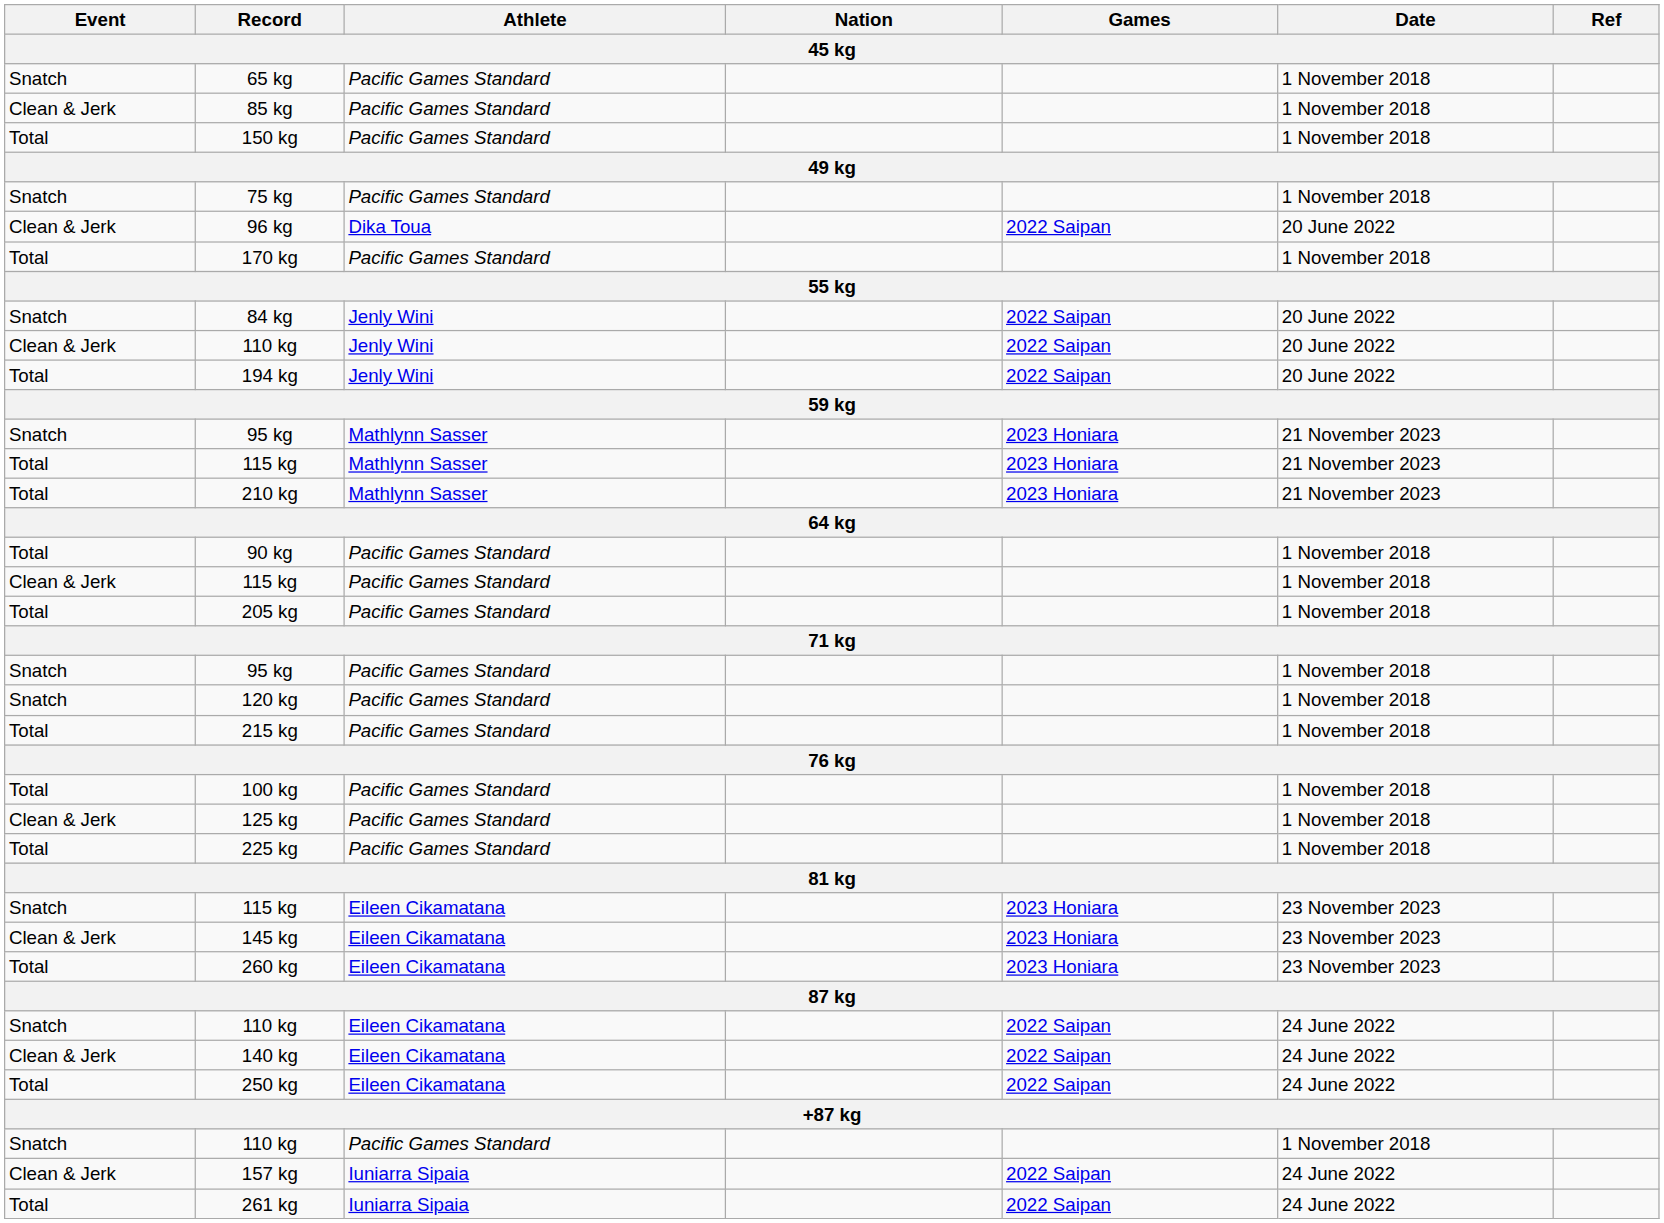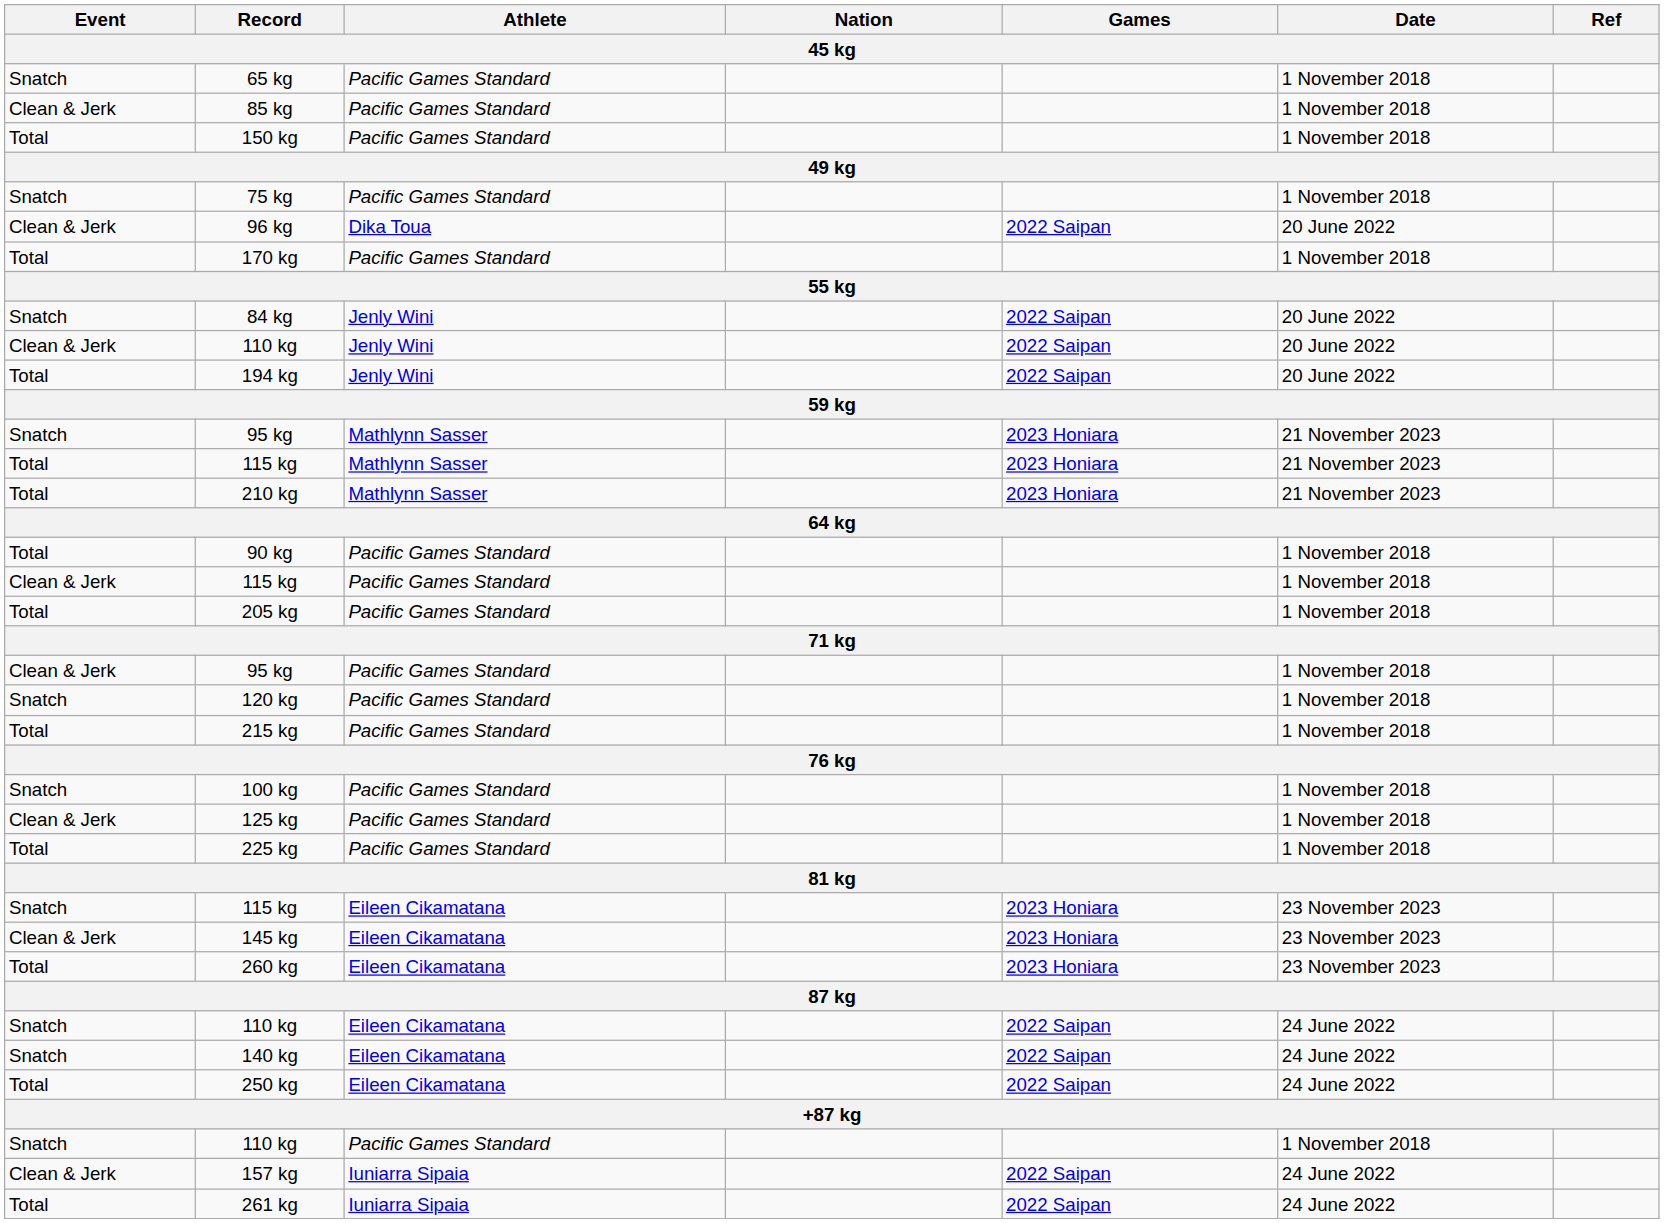(38, 671) Snatch -> (62, 671) Clean & Jerk
(29, 789) Total -> (38, 789) Snatch
(62, 1055) Clean & Jerk -> (38, 1055) Snatch
